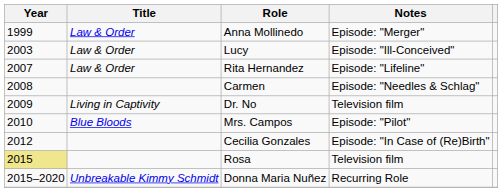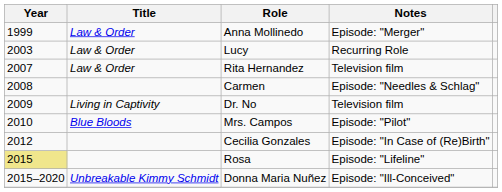(393, 50) Episode: "Ill-Conceived" -> (370, 50) Recurring Role
(378, 68) Episode: "Lifeline" -> (367, 68) Television film
(367, 159) Television film -> (378, 159) Episode: "Lifeline"
(370, 178) Recurring Role -> (393, 178) Episode: "Ill-Conceived"
